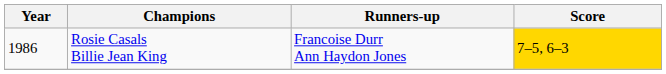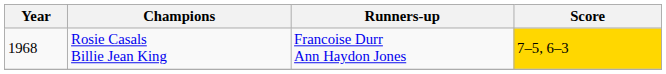(23, 48) 1986 -> (23, 48) 1968
